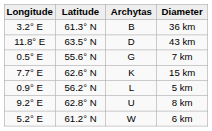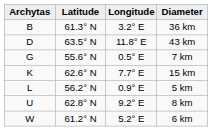columns swapped: (131, 12) <-> (30, 12)
